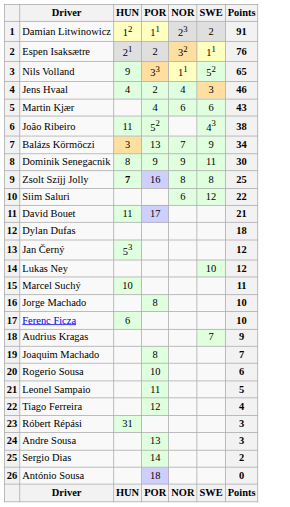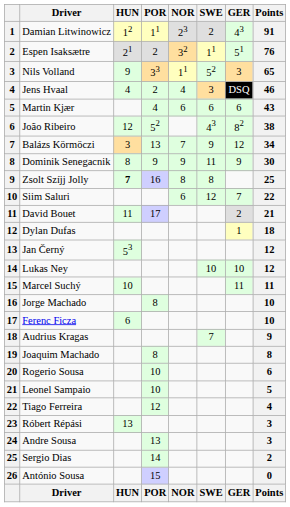+ column: (239, 12)
(128, 125) 11 -> (128, 125) 12
(242, 354) 7 -> (269, 354) 8
(155, 389) 11 -> (155, 389) 10
(128, 423) 31 -> (128, 423) 13
(155, 475) 18 -> (155, 475) 15
